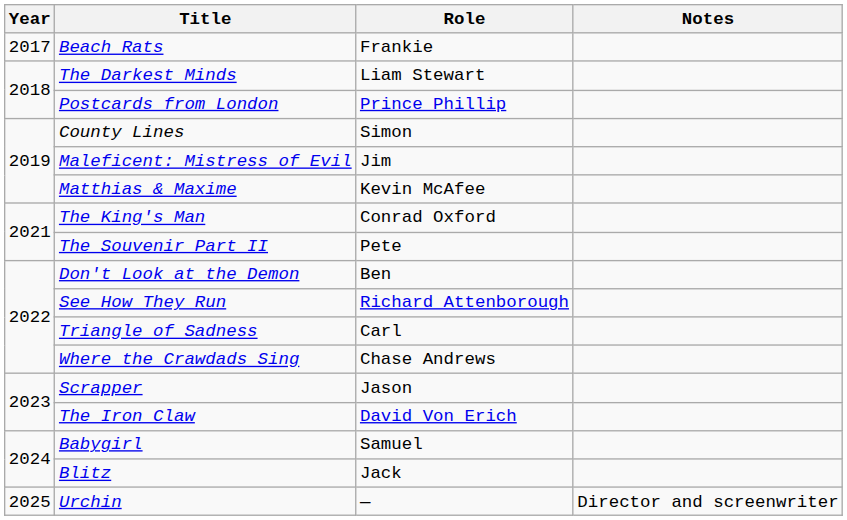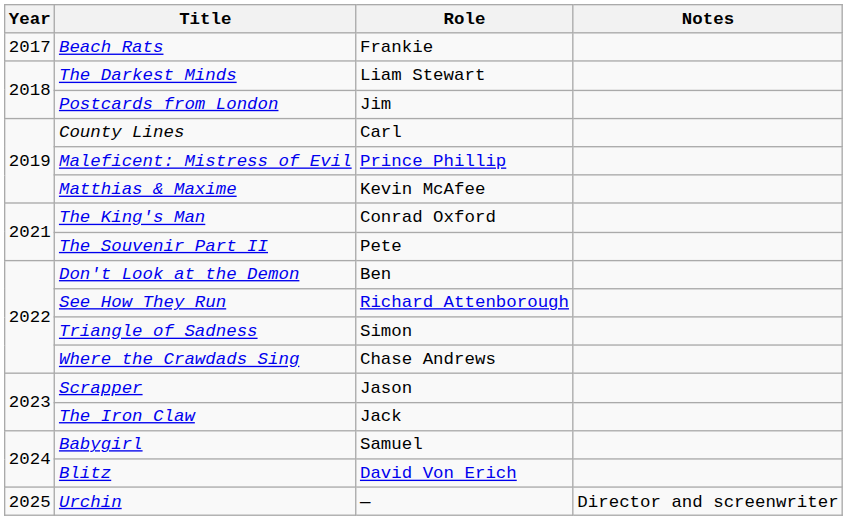(433, 104) Prince Phillip -> (376, 104) Jim
(386, 132) Simon -> (381, 132) Carl
(376, 161) Jim -> (433, 161) Prince Phillip
(381, 331) Carl -> (386, 331) Simon
(438, 416) David Von Erich -> (381, 416) Jack
(381, 473) Jack -> (438, 473) David Von Erich
